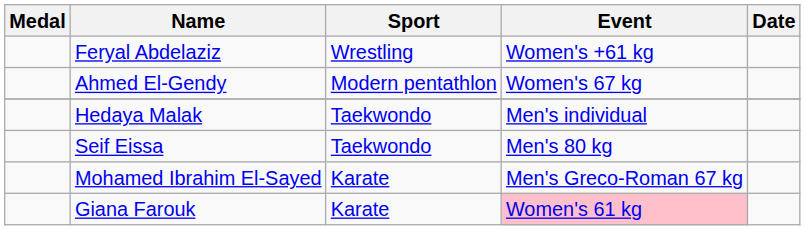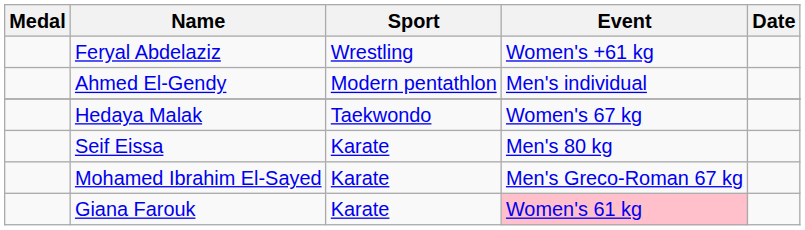(574, 84) Women's 67 kg -> (576, 84) Men's individual
(576, 115) Men's individual -> (574, 115) Women's 67 kg
(381, 147) Taekwondo -> (360, 147) Karate
